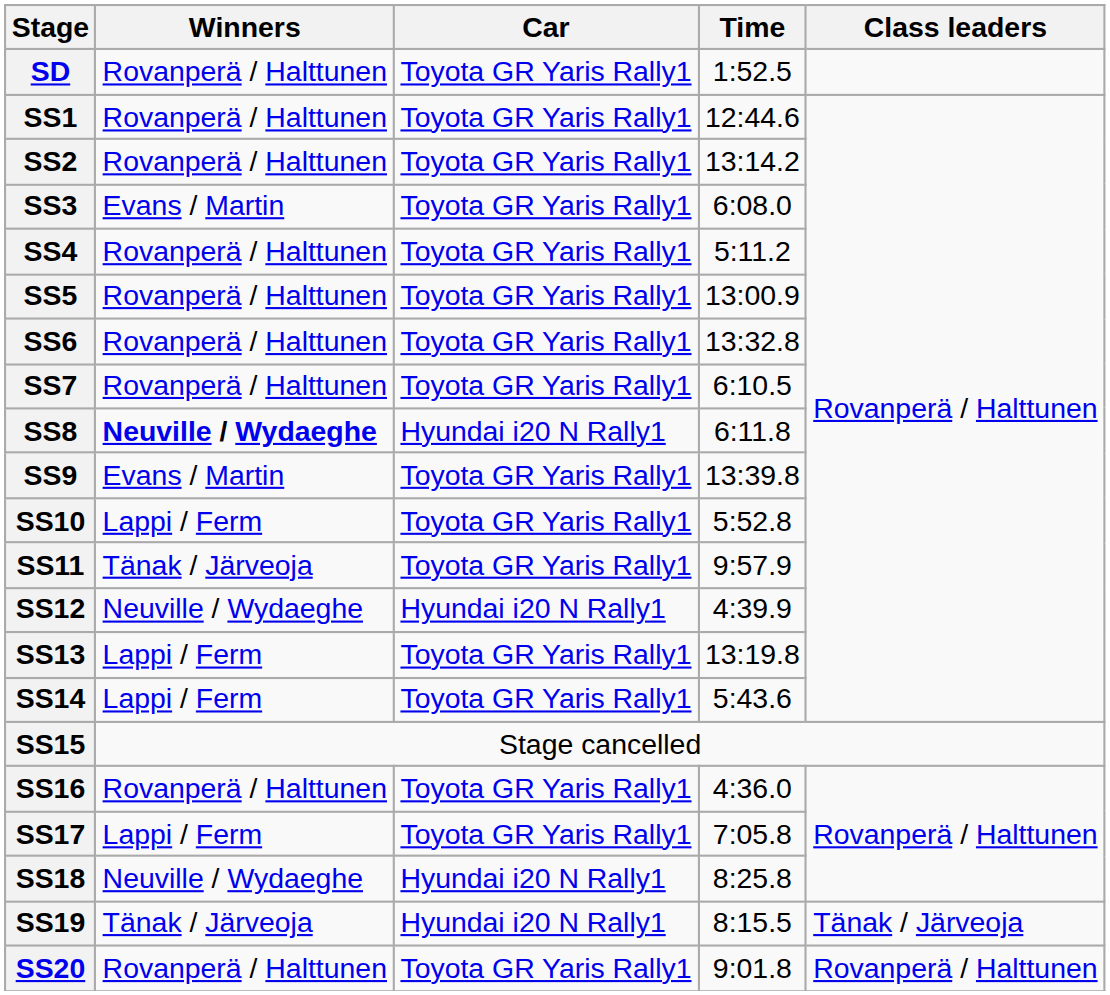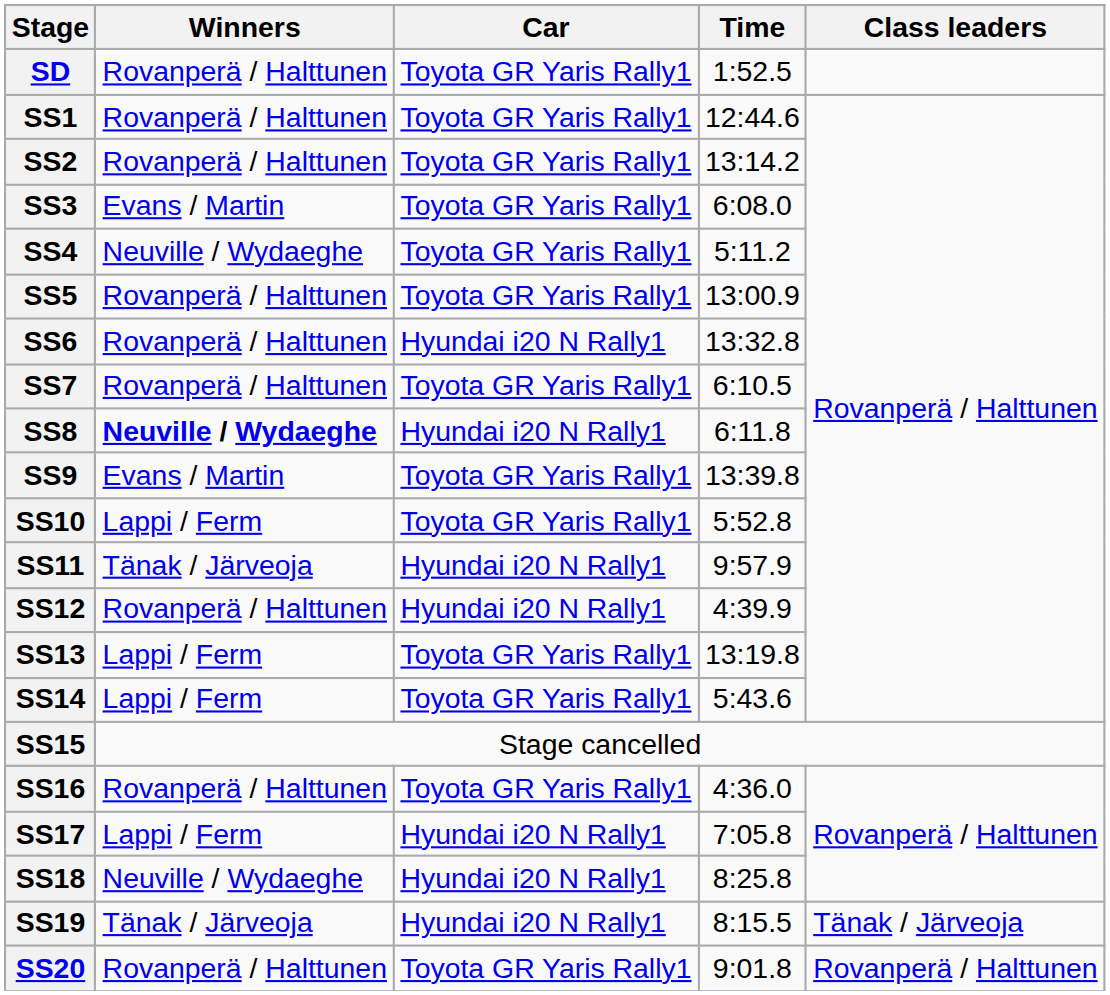(245, 251) Rovanperä / Halttunen -> (233, 251) Neuville / Wydaeghe
(546, 341) Toyota GR Yaris Rally1 -> (533, 341) Hyundai i20 N Rally1
(546, 565) Toyota GR Yaris Rally1 -> (533, 565) Hyundai i20 N Rally1
(233, 609) Neuville / Wydaeghe -> (245, 609) Rovanperä / Halttunen
(546, 834) Toyota GR Yaris Rally1 -> (533, 834) Hyundai i20 N Rally1
